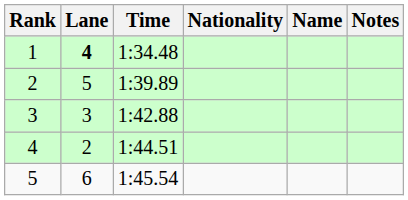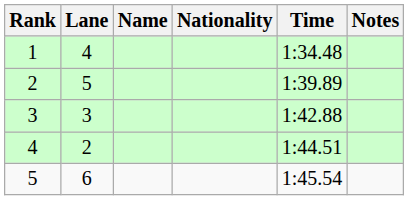columns swapped: (317, 20) <-> (148, 20)
(87, 52) bold -> (87, 52) normal
